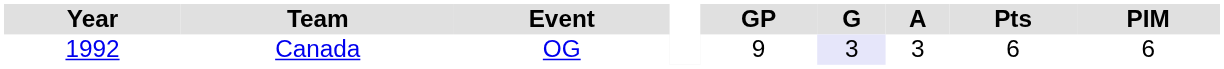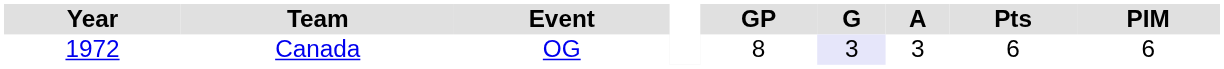(93, 49) 1992 -> (93, 49) 1972
(759, 49) 9 -> (759, 49) 8
